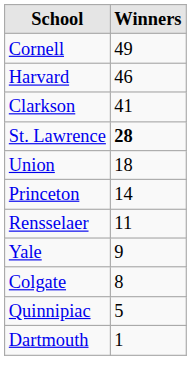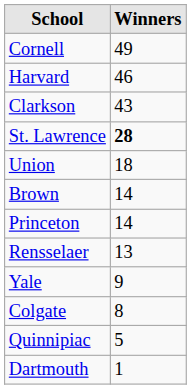(124, 106) 41 -> (124, 106) 43
+ row: (34, 194)
(123, 223) 11 -> (124, 252) 13
